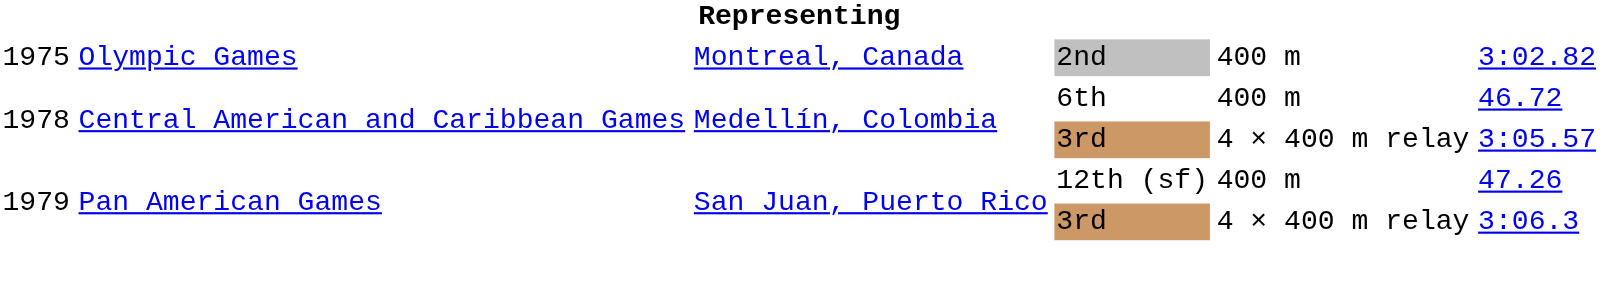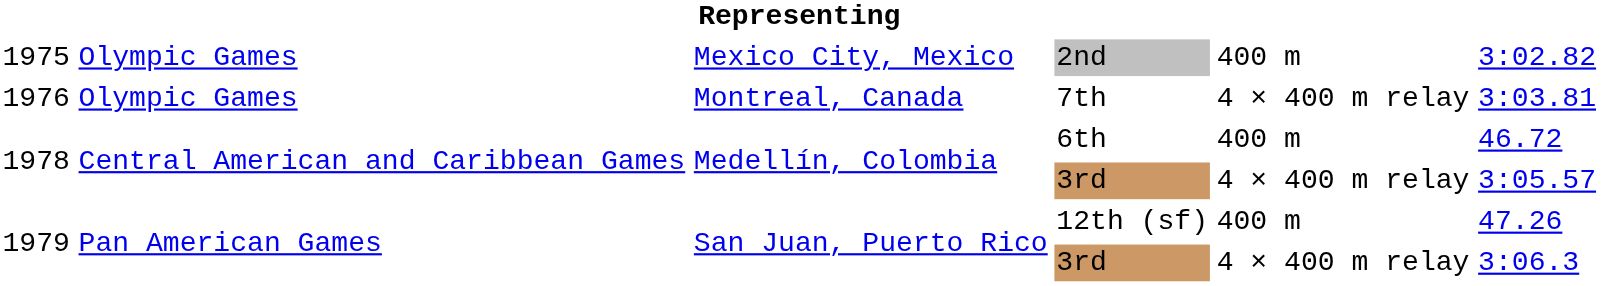(829, 58) Montreal, Canada -> (854, 58) Mexico City, Mexico
+ row: (36, 99)
